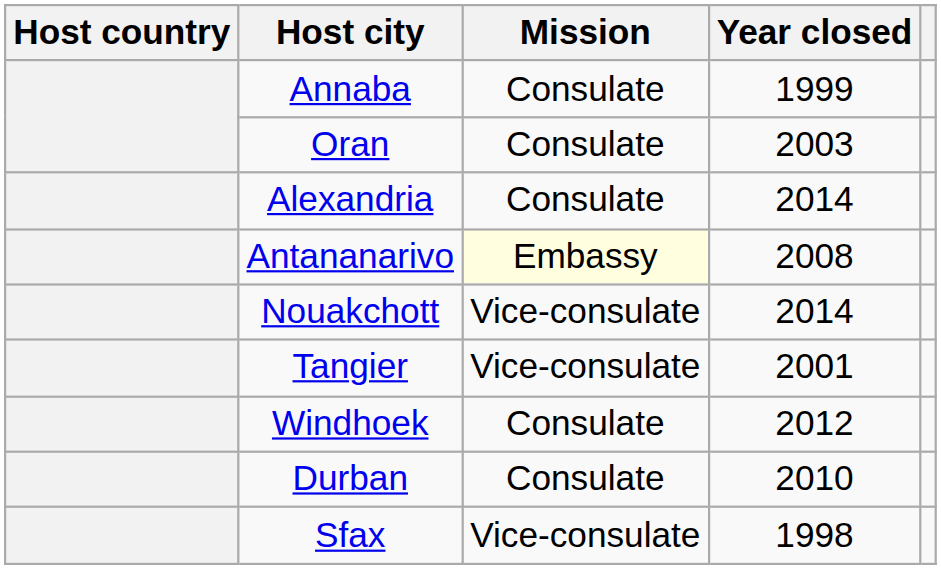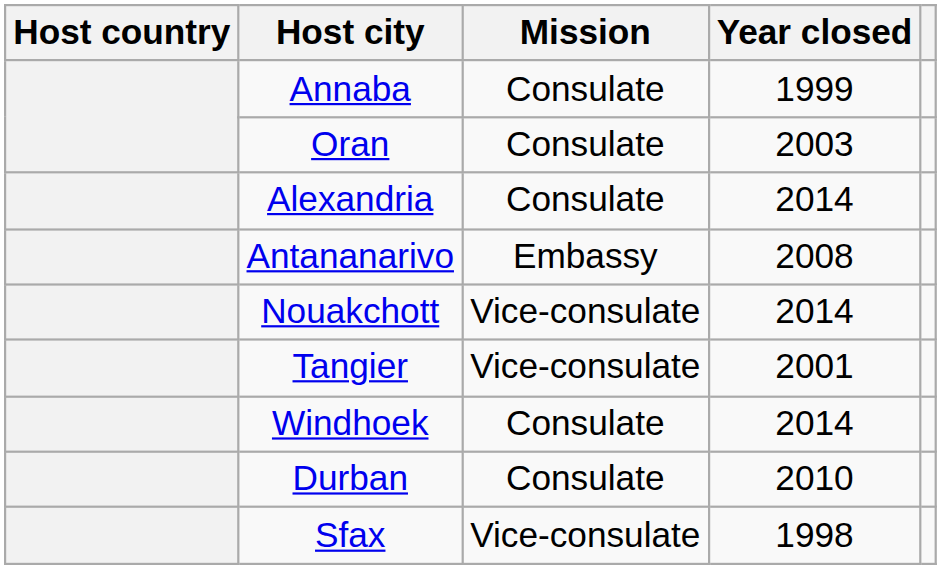(585, 255) lightyellow background -> (585, 255) no background
(814, 423) 2012 -> (814, 423) 2014
